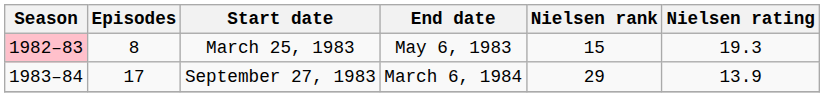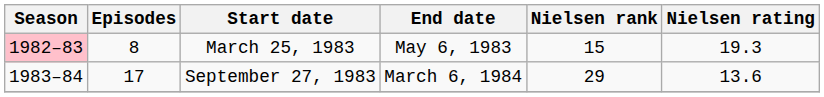(741, 77) 13.9 -> (741, 77) 13.6
